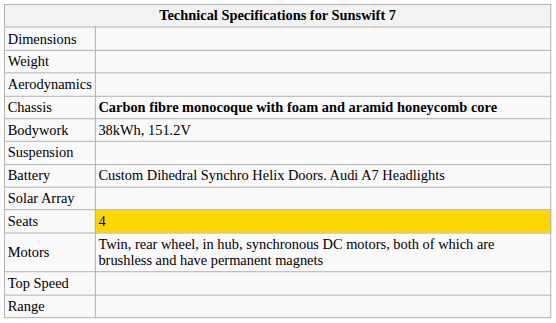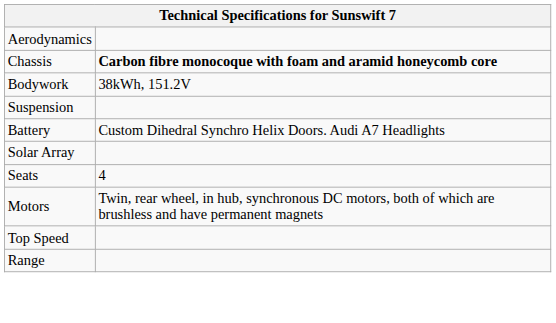- row: (42, 38)
- row: (28, 61)
(102, 221) gold background -> (102, 175) no background
